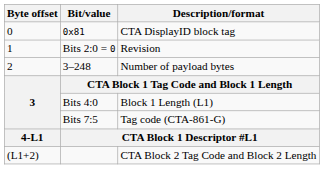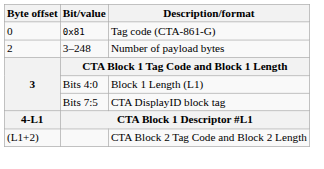(178, 31) CTA DisplayID block tag -> (163, 31) Tag code (CTA-861-G)
- row: (89, 48)
(173, 119) Tag code (CTA-861-G) -> (168, 102) CTA DisplayID block tag
